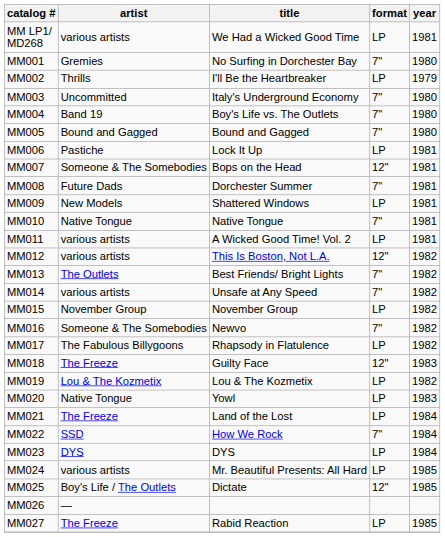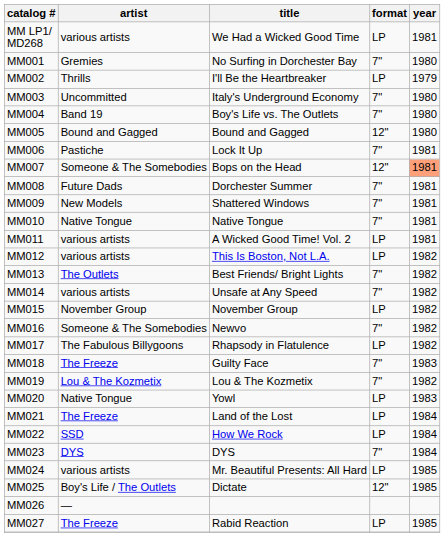(377, 132) 7" -> (380, 132) 12"
(379, 150) LP -> (377, 150) 7"
(425, 168) no background -> (425, 168) lightsalmon background
(379, 203) LP -> (377, 203) 7"
(380, 256) 12" -> (379, 256) LP
(380, 363) 12" -> (377, 363) 7"
(379, 381) LP -> (377, 381) 7"
(377, 434) 7" -> (379, 434) LP
(379, 452) LP -> (377, 452) 7"
